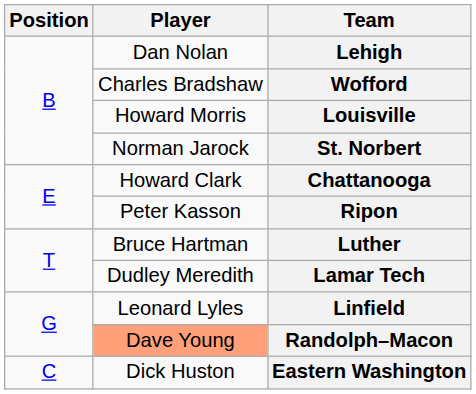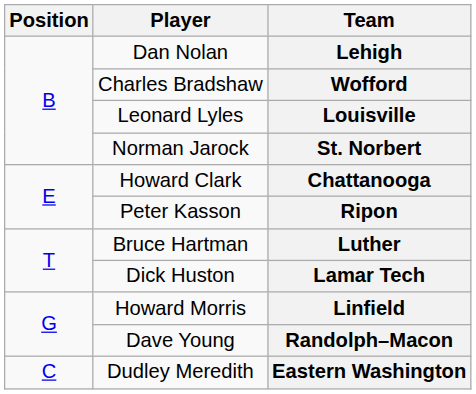(180, 116) Howard Morris -> (180, 116) Leonard Lyles
(180, 276) Dudley Meredith -> (180, 276) Dick Huston
(180, 308) Leonard Lyles -> (180, 308) Howard Morris
(180, 340) lightsalmon background -> (180, 340) no background
(180, 372) Dick Huston -> (180, 372) Dudley Meredith
